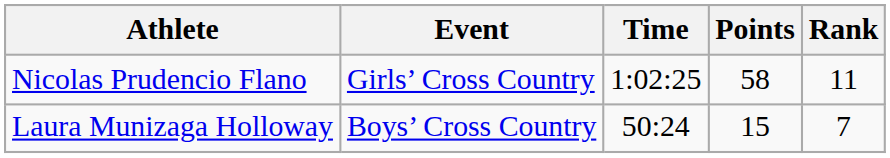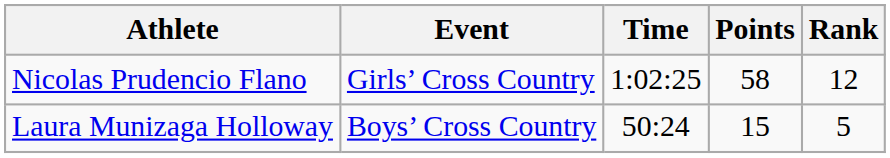(844, 78) 11 -> (844, 78) 12
(844, 127) 7 -> (844, 127) 5
